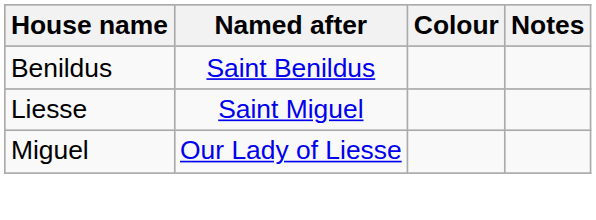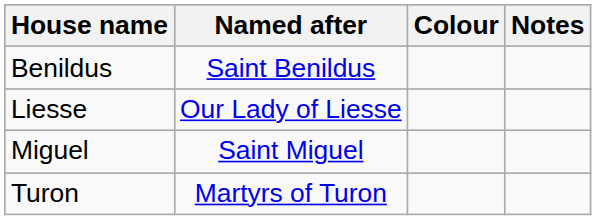(291, 109) Saint Miguel -> (291, 109) Our Lady of Liesse
(291, 151) Our Lady of Liesse -> (291, 151) Saint Miguel
+ row: (45, 192)
